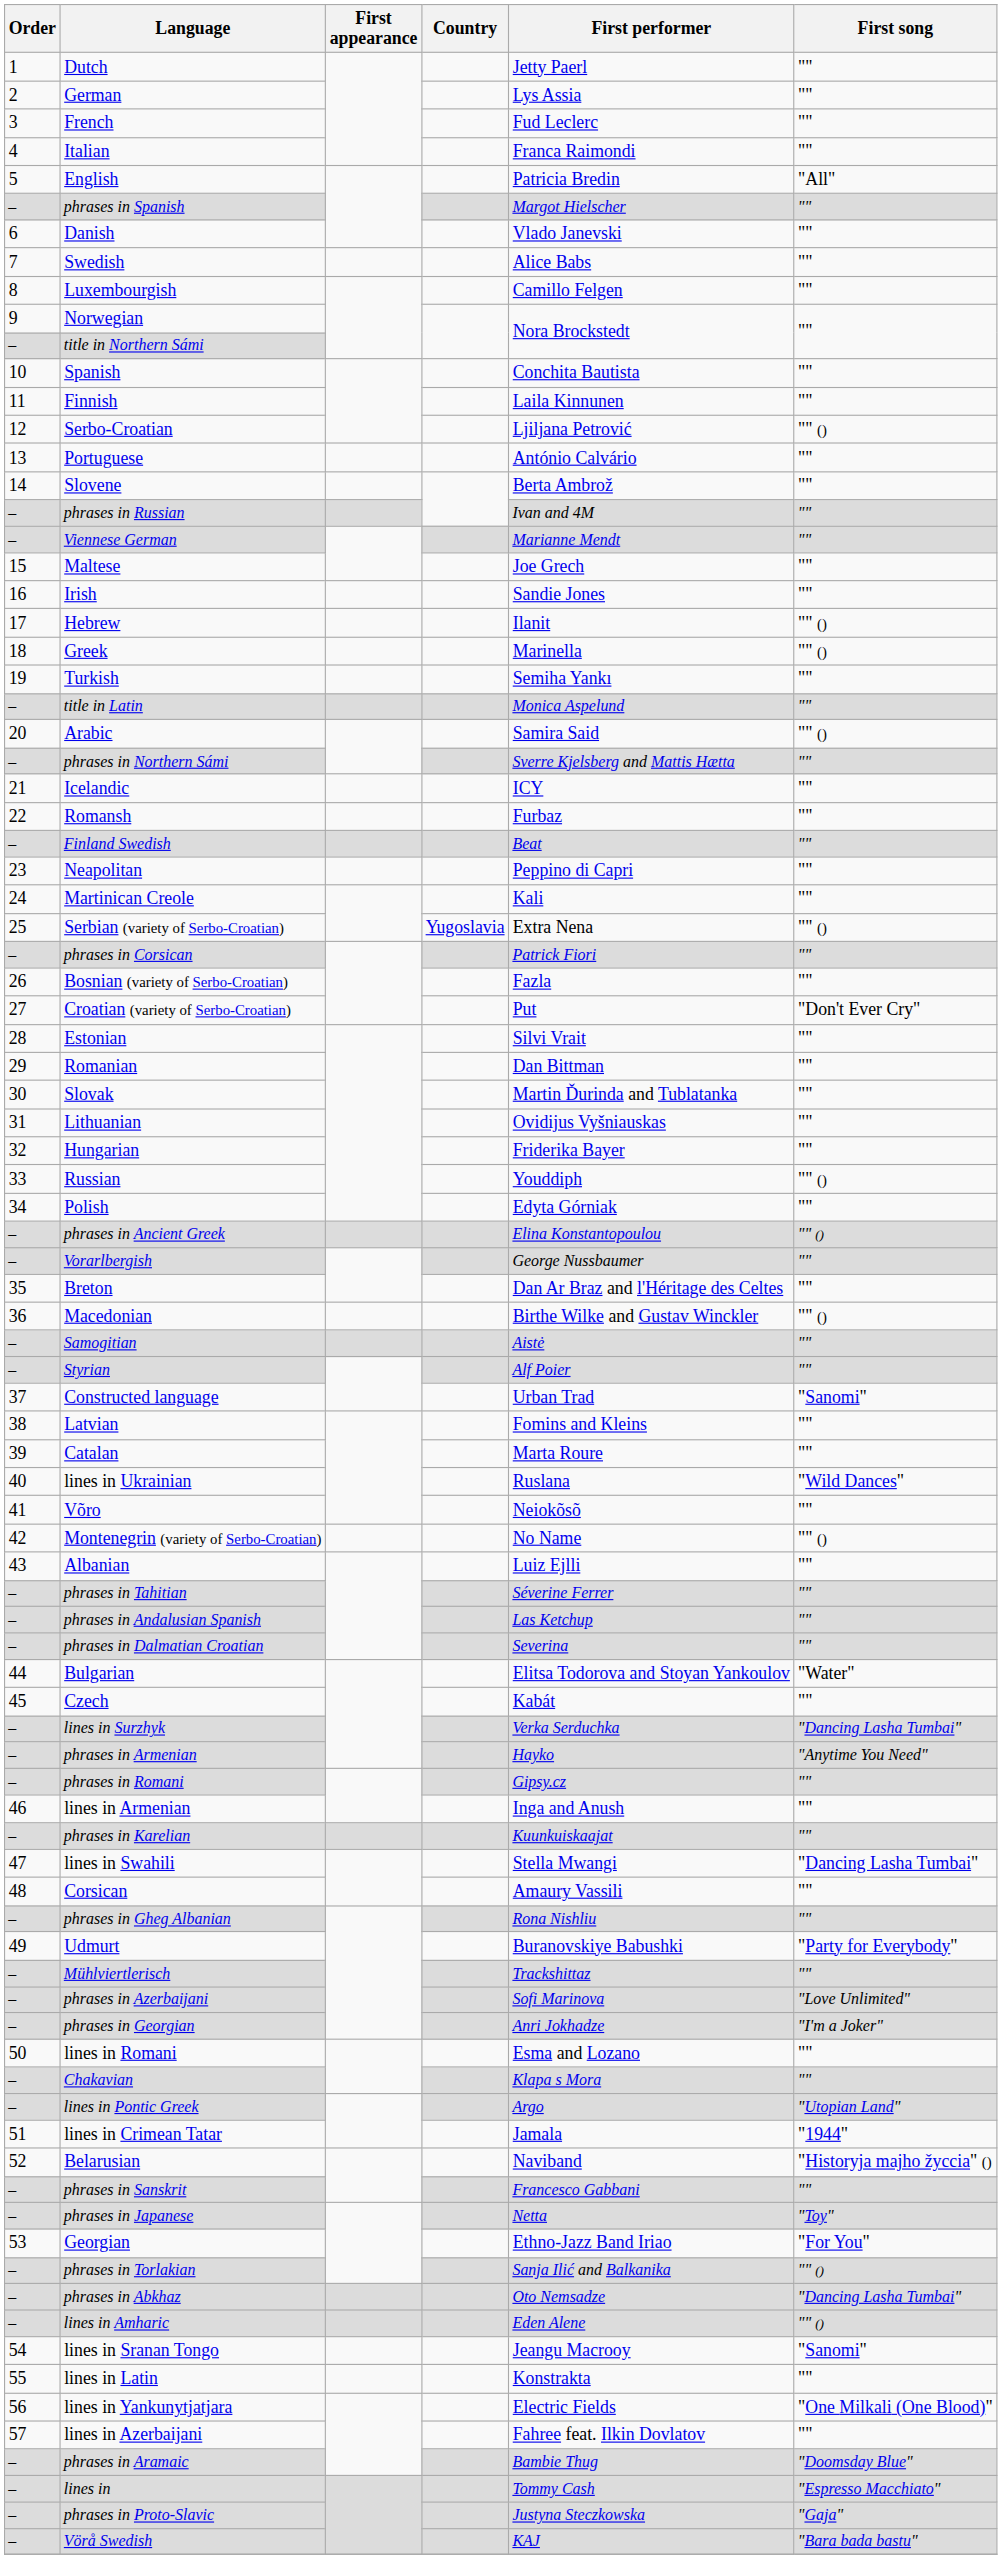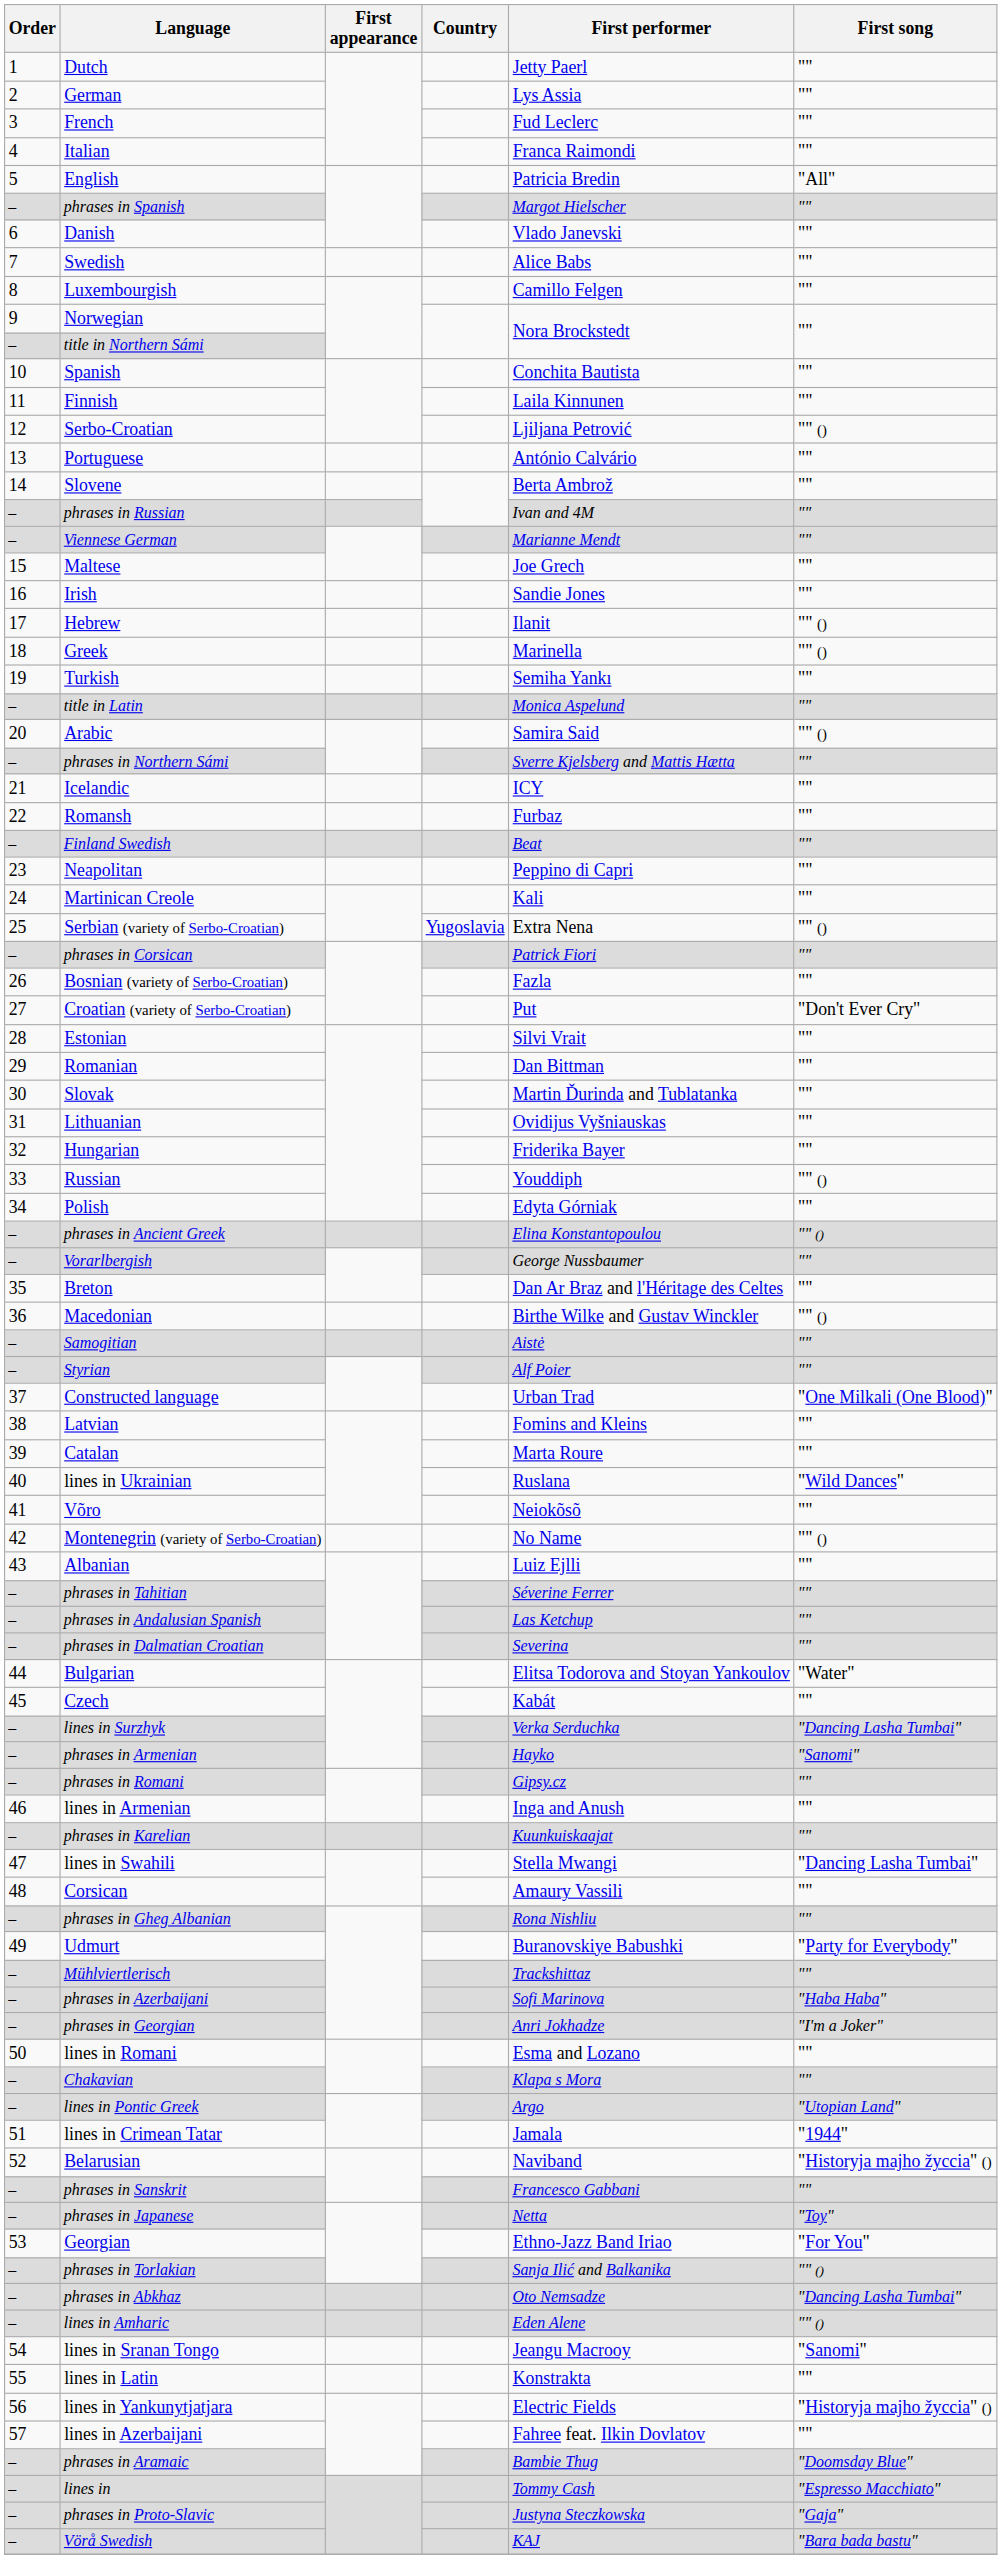(832, 1397) "Sanomi" -> (895, 1397) "One Milkali (One Blood)"
(863, 1755) "Anytime You Need" -> (828, 1755) "Sanomi"
(854, 1999) "Love Unlimited" -> (842, 1999) "Haba Haba"
(895, 2406) "One Milkali (One Blood)" -> (895, 2406) "Historyja majho žyccia" ()
